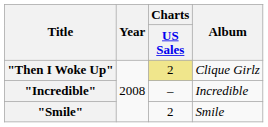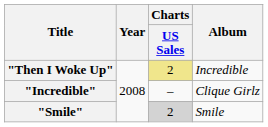(228, 70) Clique Girlz -> (222, 70) Incredible
(222, 91) Incredible -> (228, 91) Clique Girlz
(170, 111) no background -> (170, 111) lightgrey background
